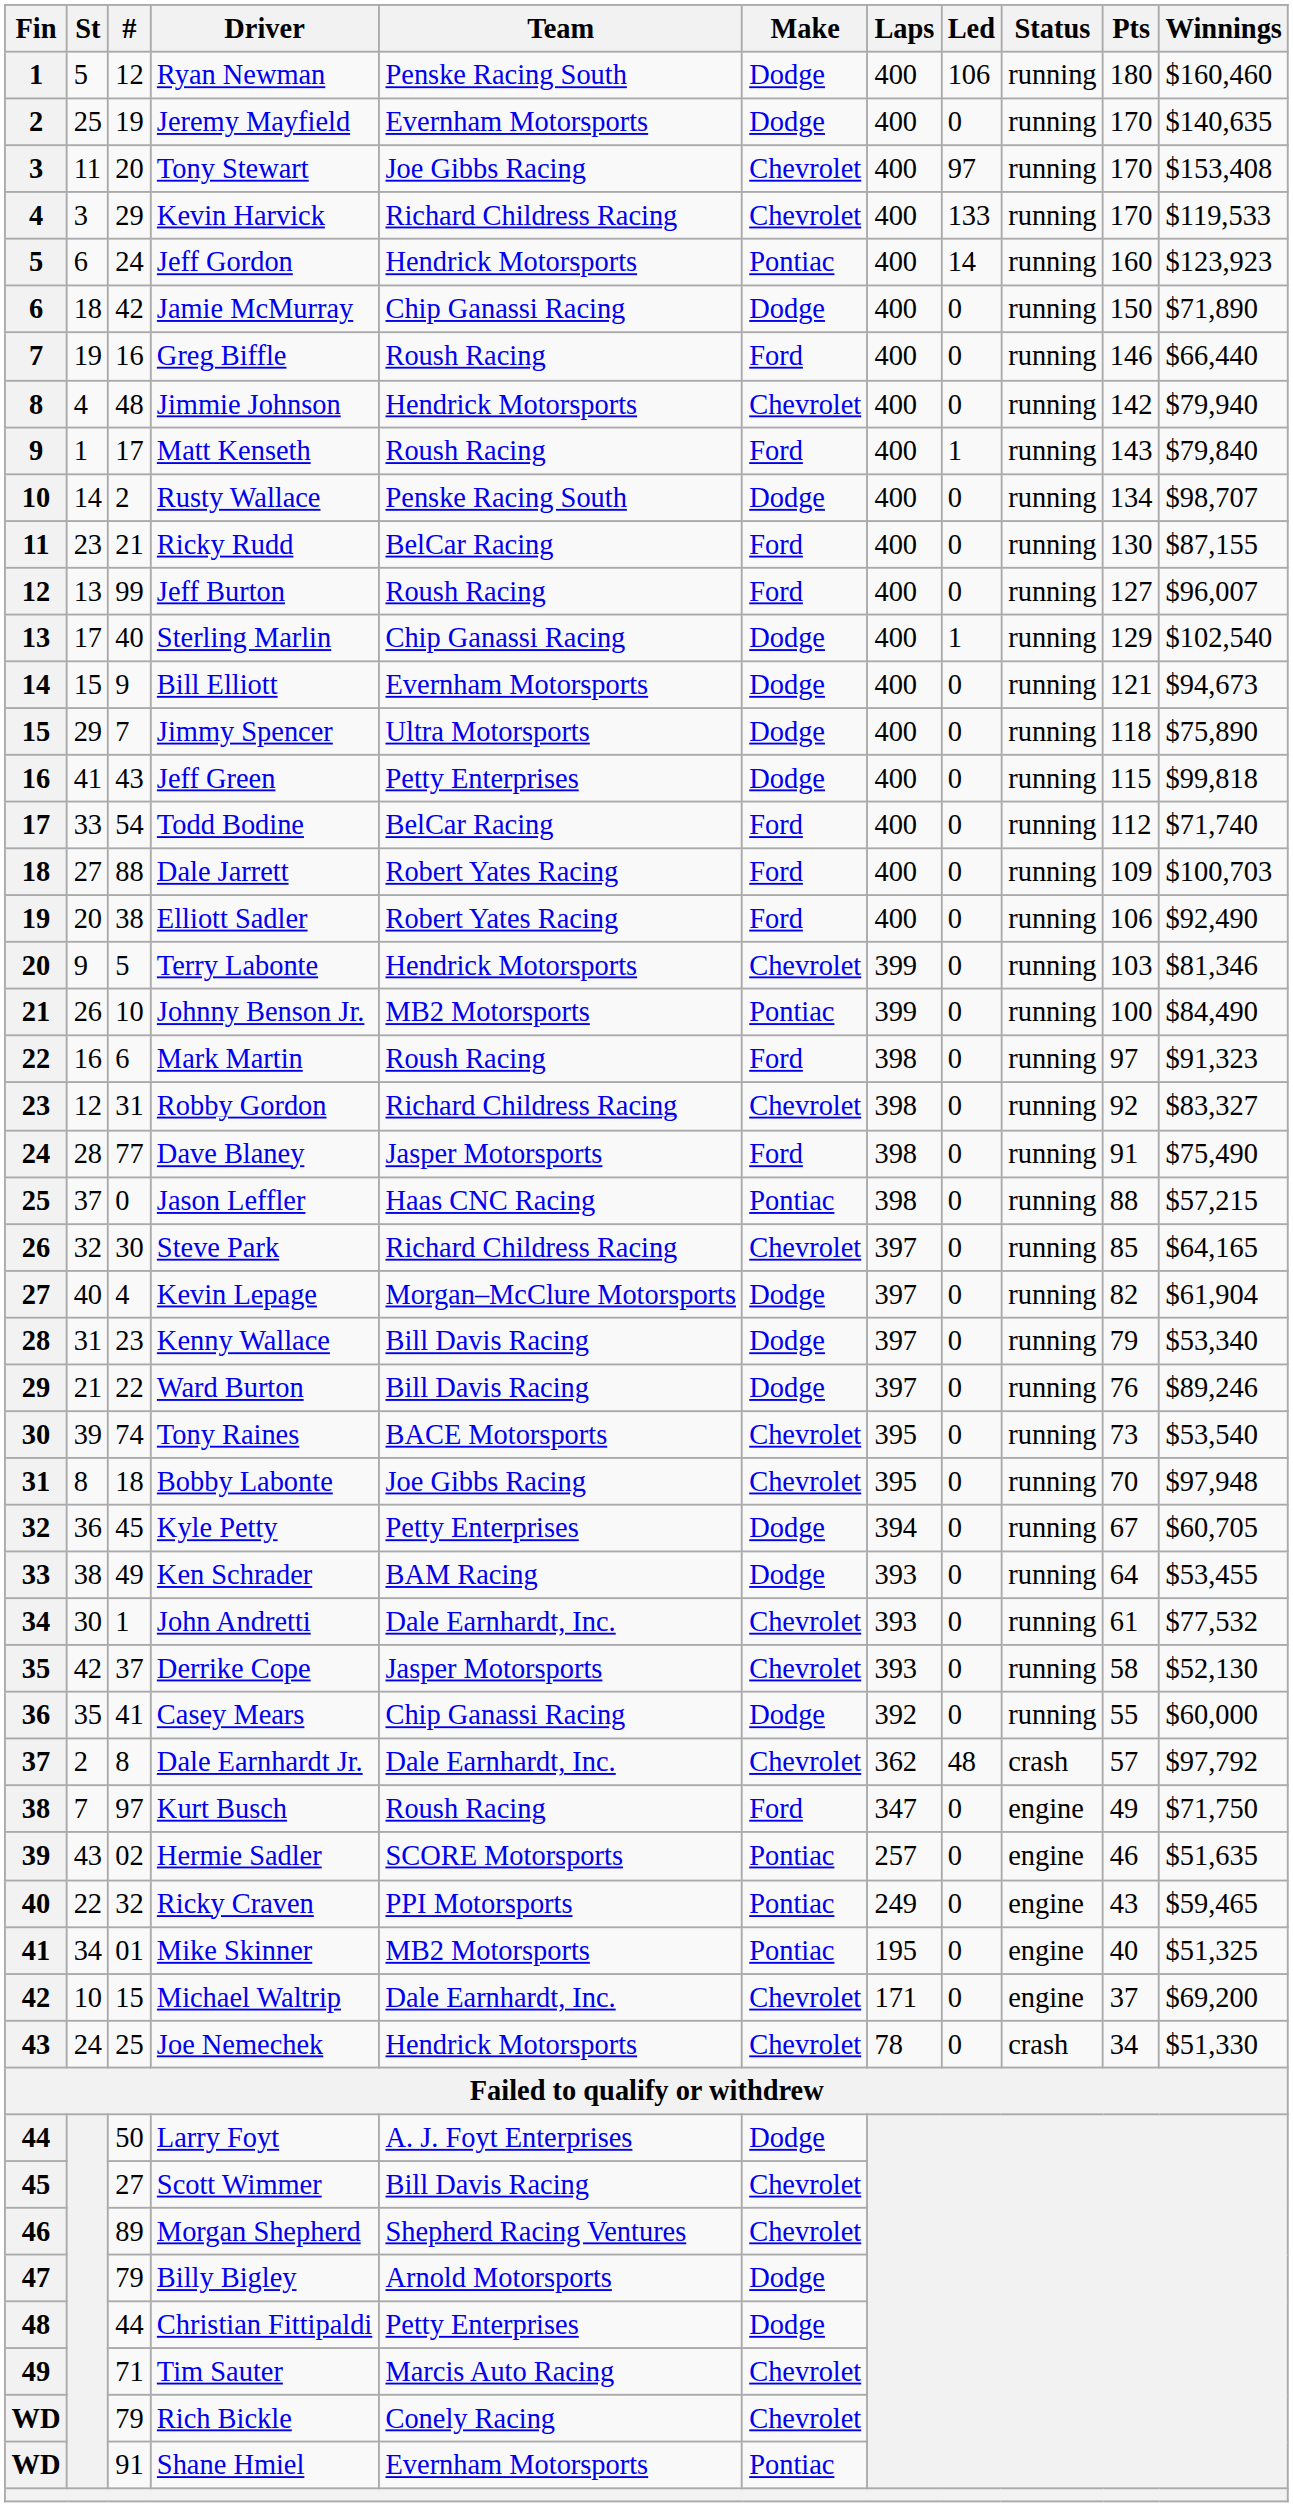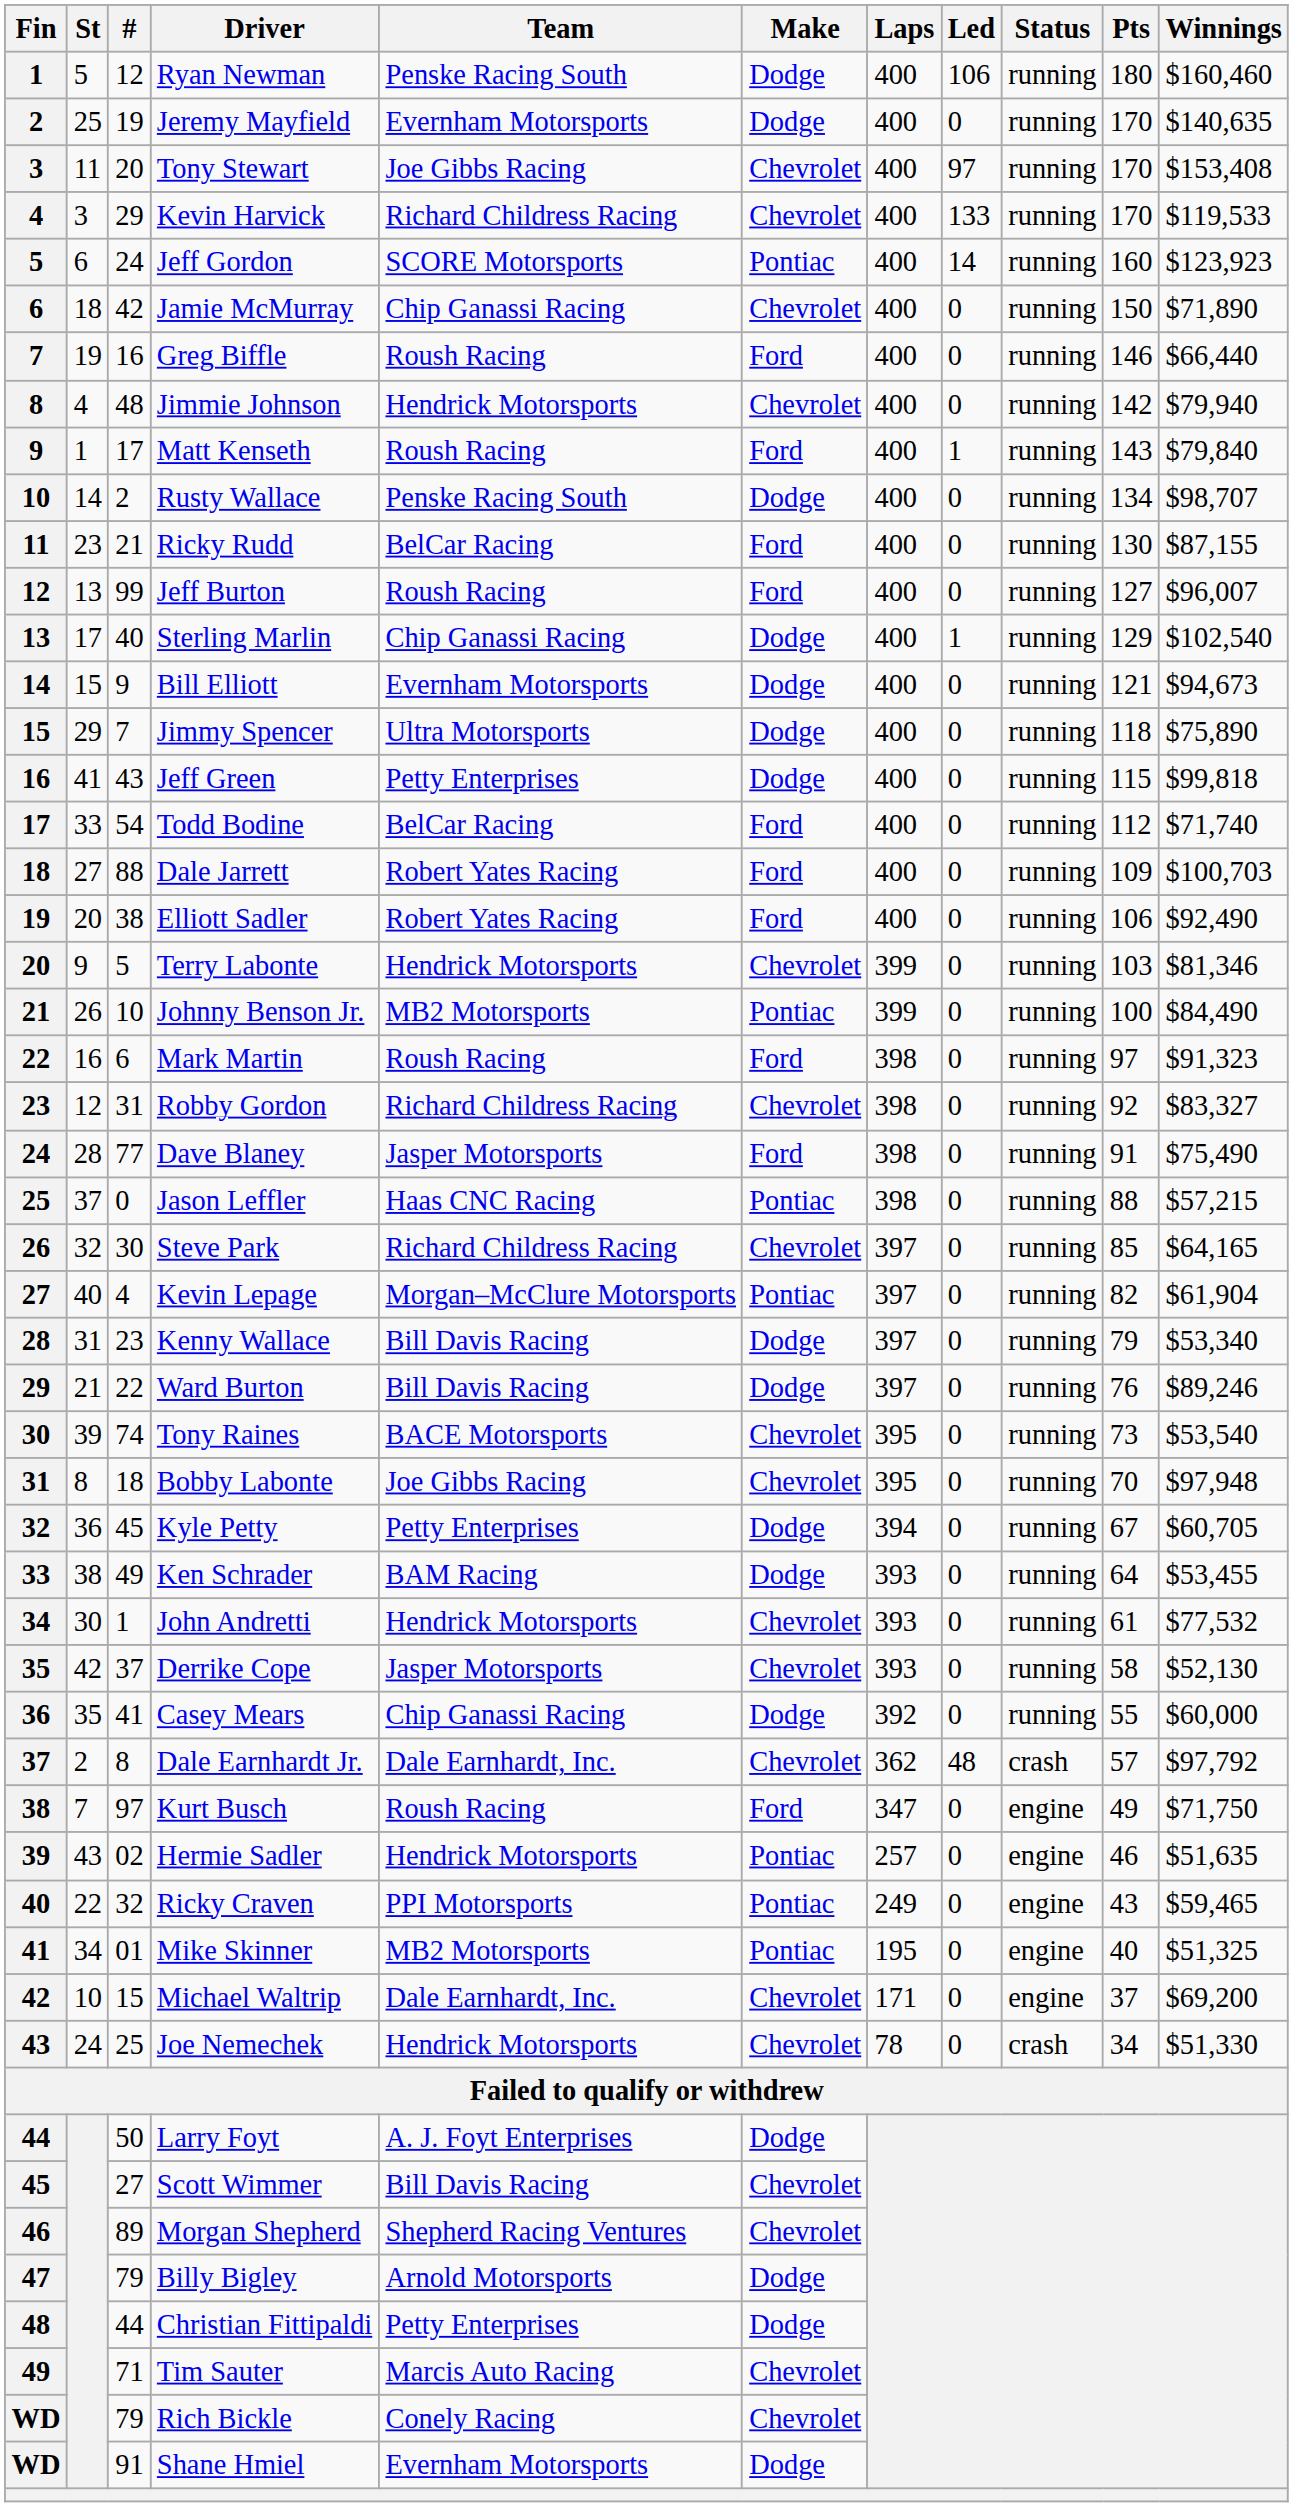(511, 262) Hendrick Motorsports -> (504, 262) SCORE Motorsports
(787, 309) Dodge -> (805, 309) Chevrolet
(787, 1293) Dodge -> (792, 1293) Pontiac
(501, 1621) Dale Earnhardt, Inc. -> (511, 1621) Hendrick Motorsports
(504, 1855) SCORE Motorsports -> (511, 1855) Hendrick Motorsports
(792, 2465) Pontiac -> (787, 2465) Dodge
